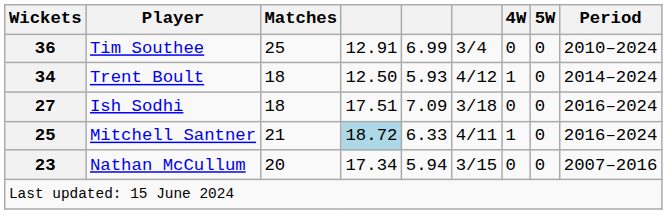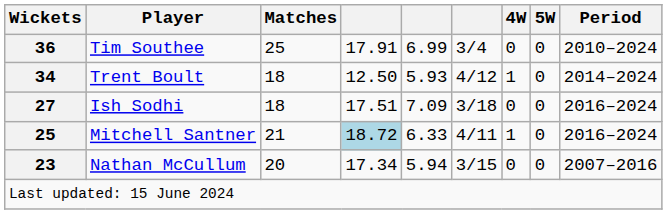(371, 48) 12.91 -> (371, 48) 17.91
